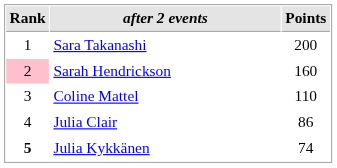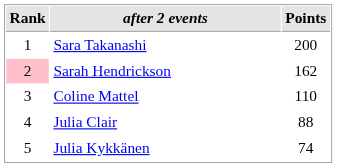(306, 71) 160 -> (306, 71) 162
(306, 122) 86 -> (306, 122) 88
(28, 148) bold -> (28, 148) normal
